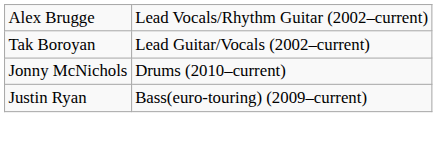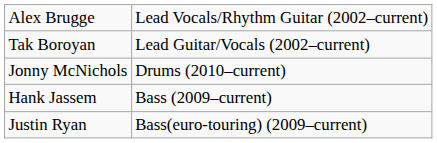+ row: (52, 97)
